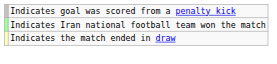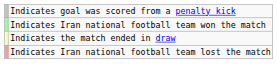+ row: (140, 52)
